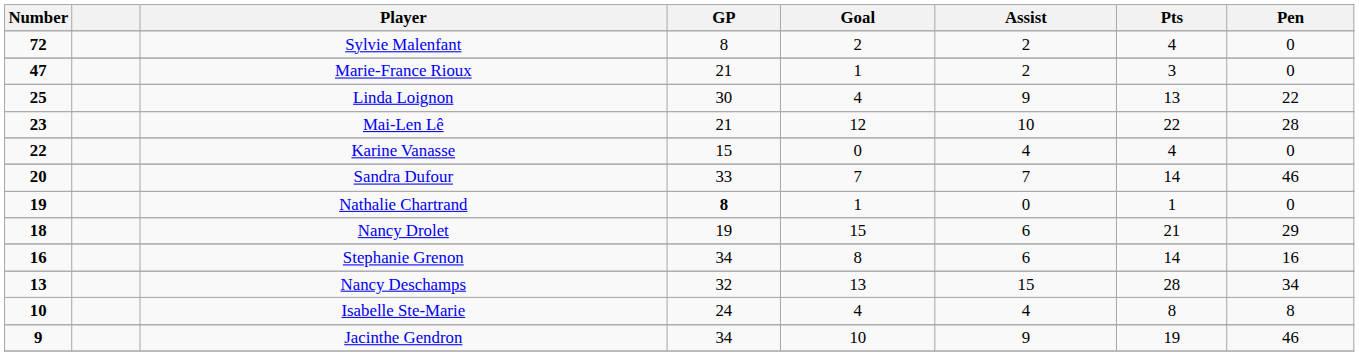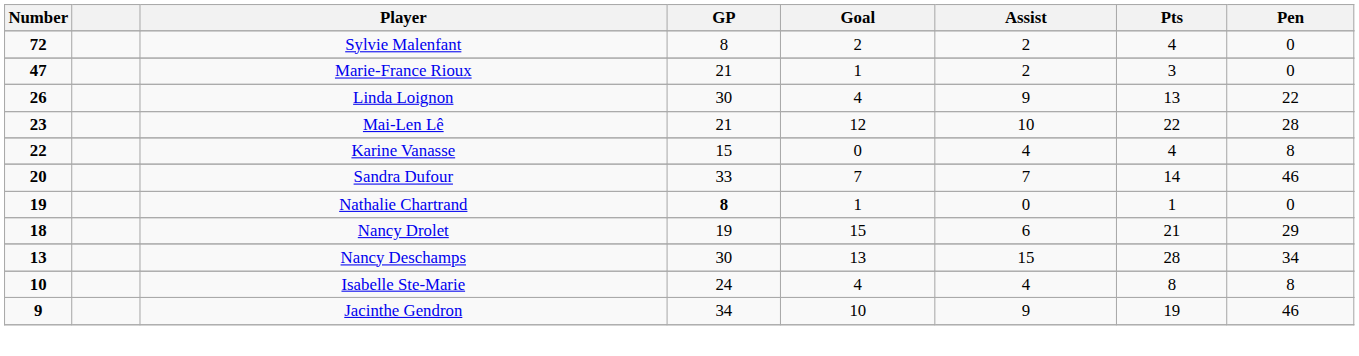(38, 97) 25 -> (38, 97) 26
(1290, 151) 0 -> (1290, 151) 8
- row: (403, 257)
(724, 284) 32 -> (724, 257) 30
